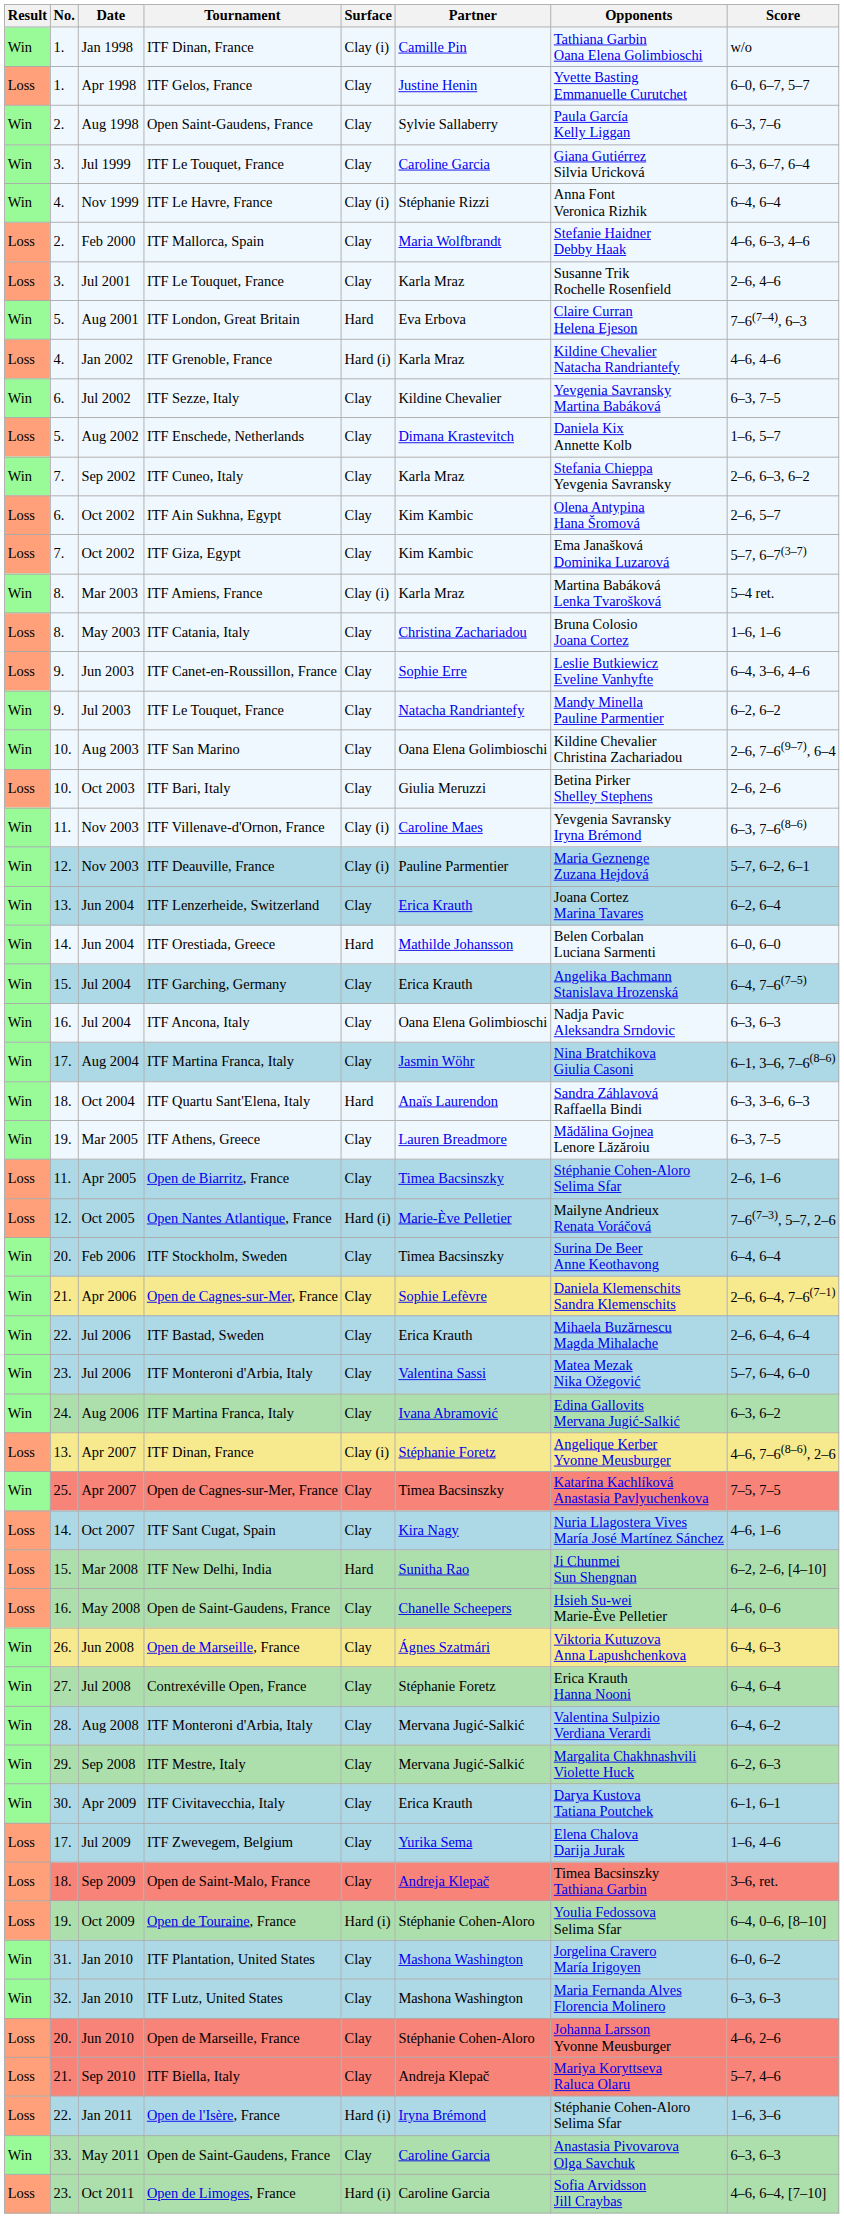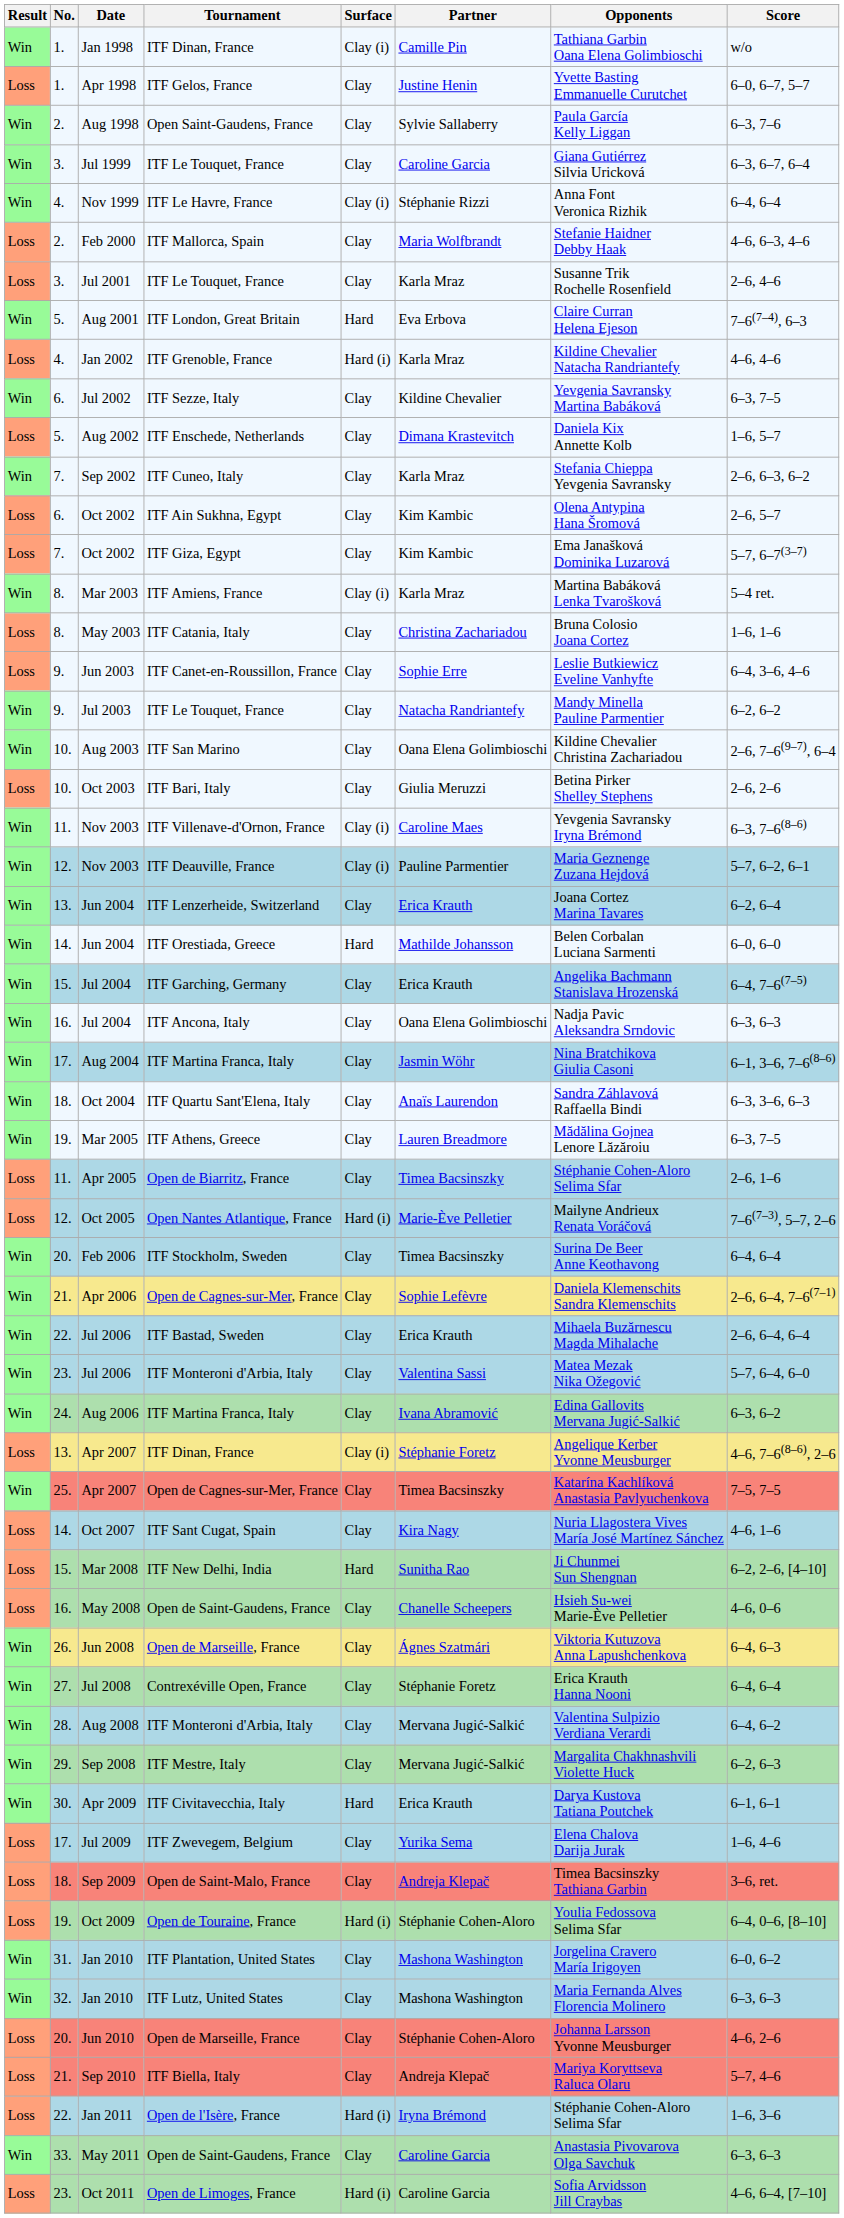(359, 1100) Hard -> (358, 1100) Clay
(358, 1803) Clay -> (359, 1803) Hard
